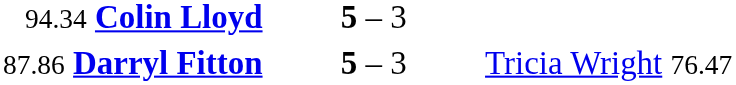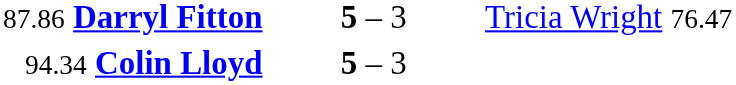rows swapped: (133, 62) <-> (144, 17)
